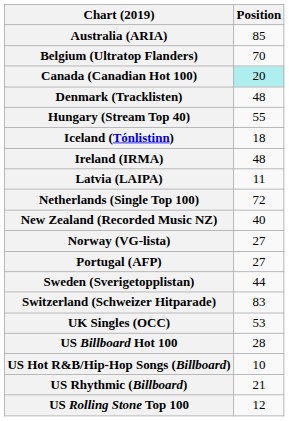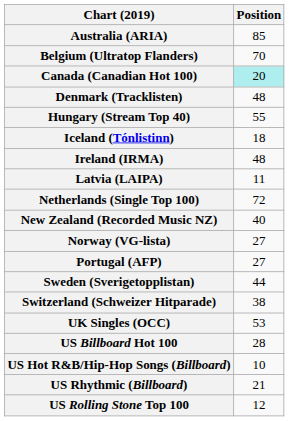(259, 302) 83 -> (259, 302) 38
